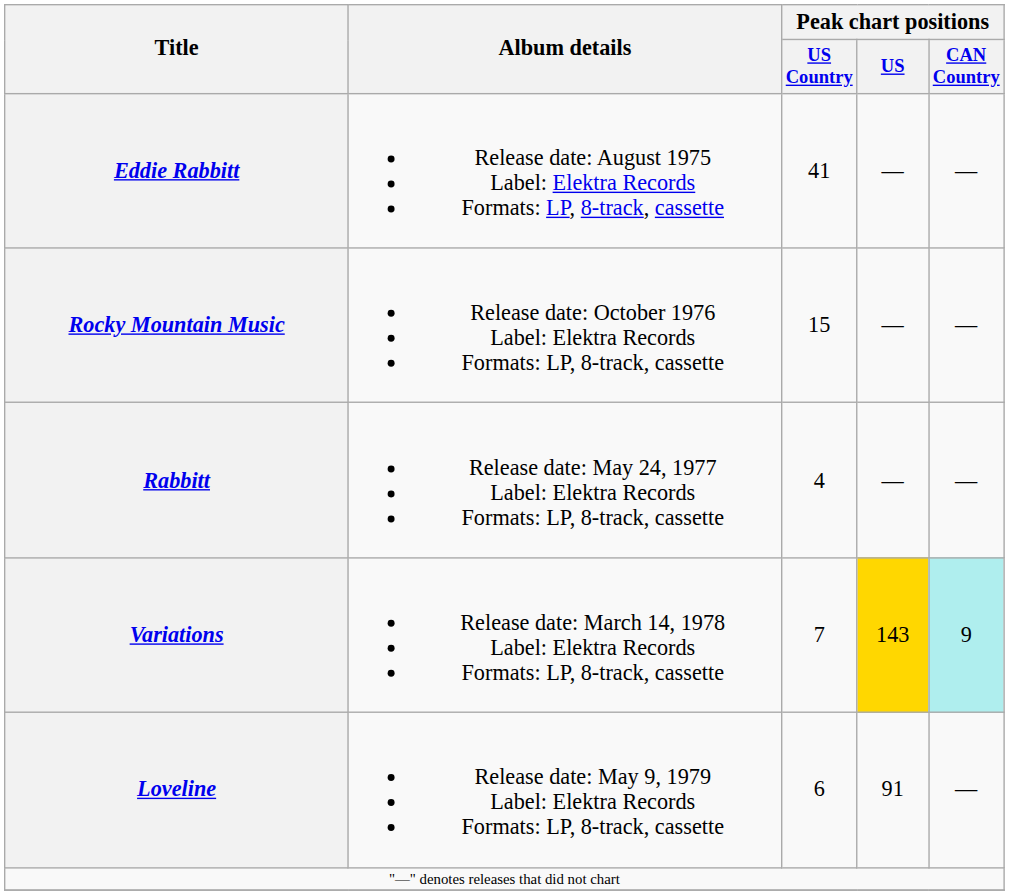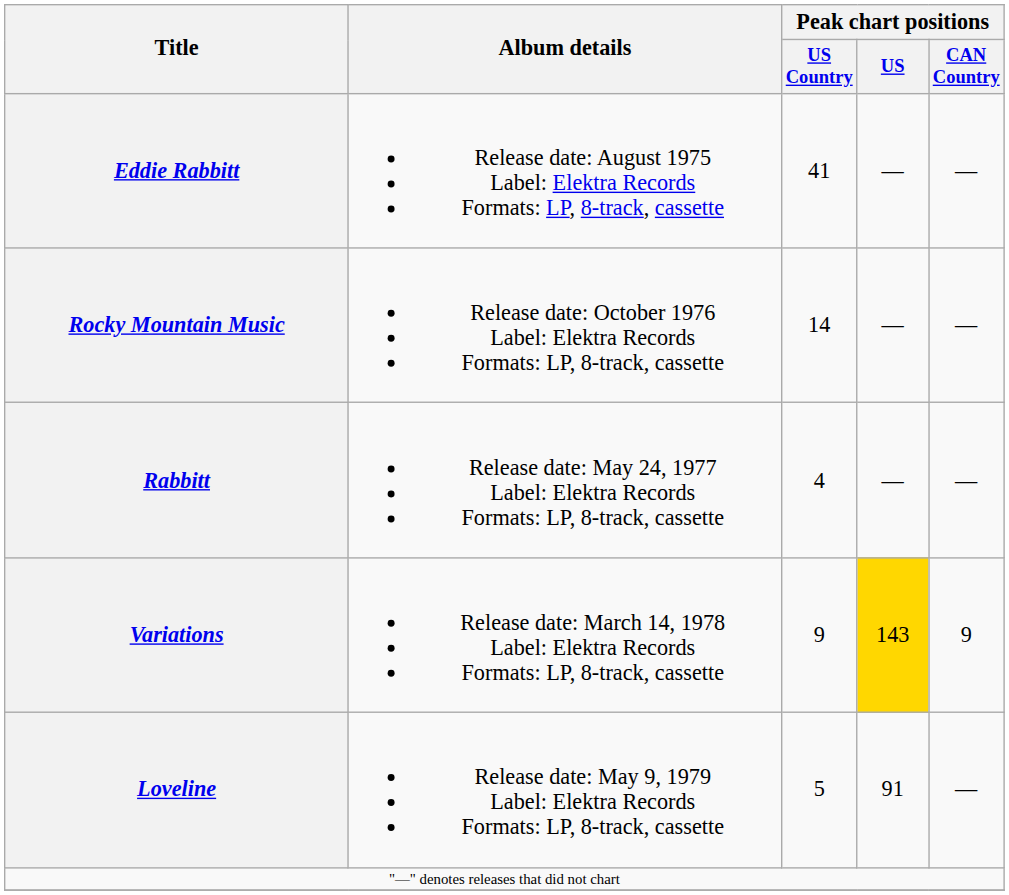(819, 325) 15 -> (819, 325) 14
(819, 634) 7 -> (819, 634) 9
(966, 634) paleturquoise background -> (966, 634) no background
(819, 789) 6 -> (819, 789) 5
